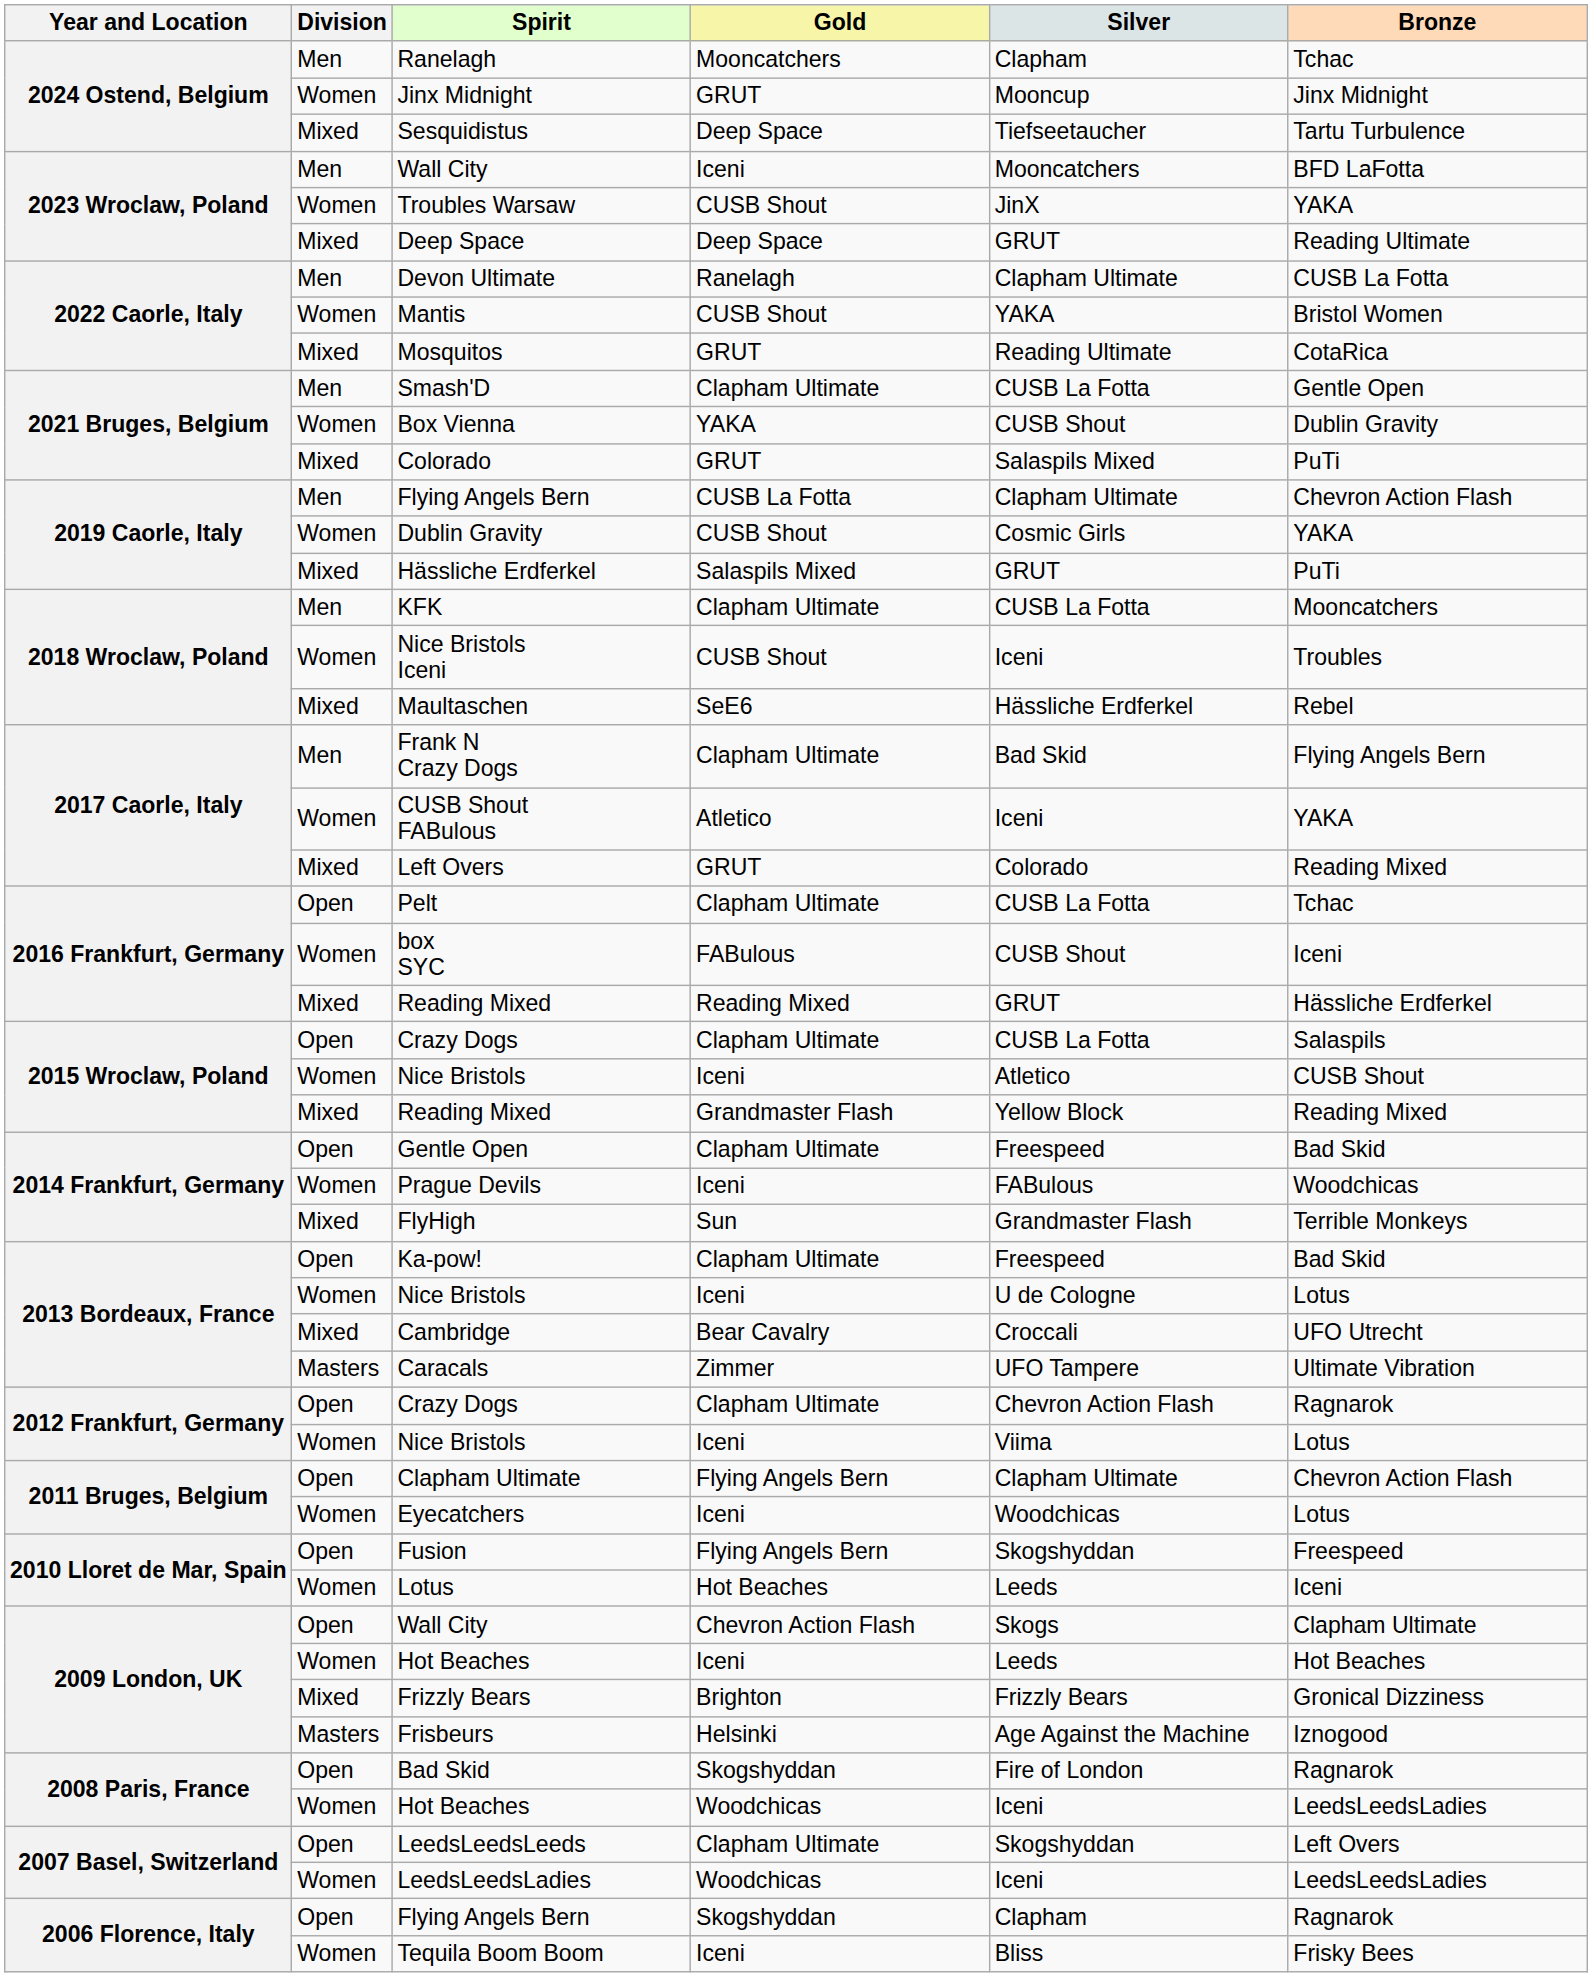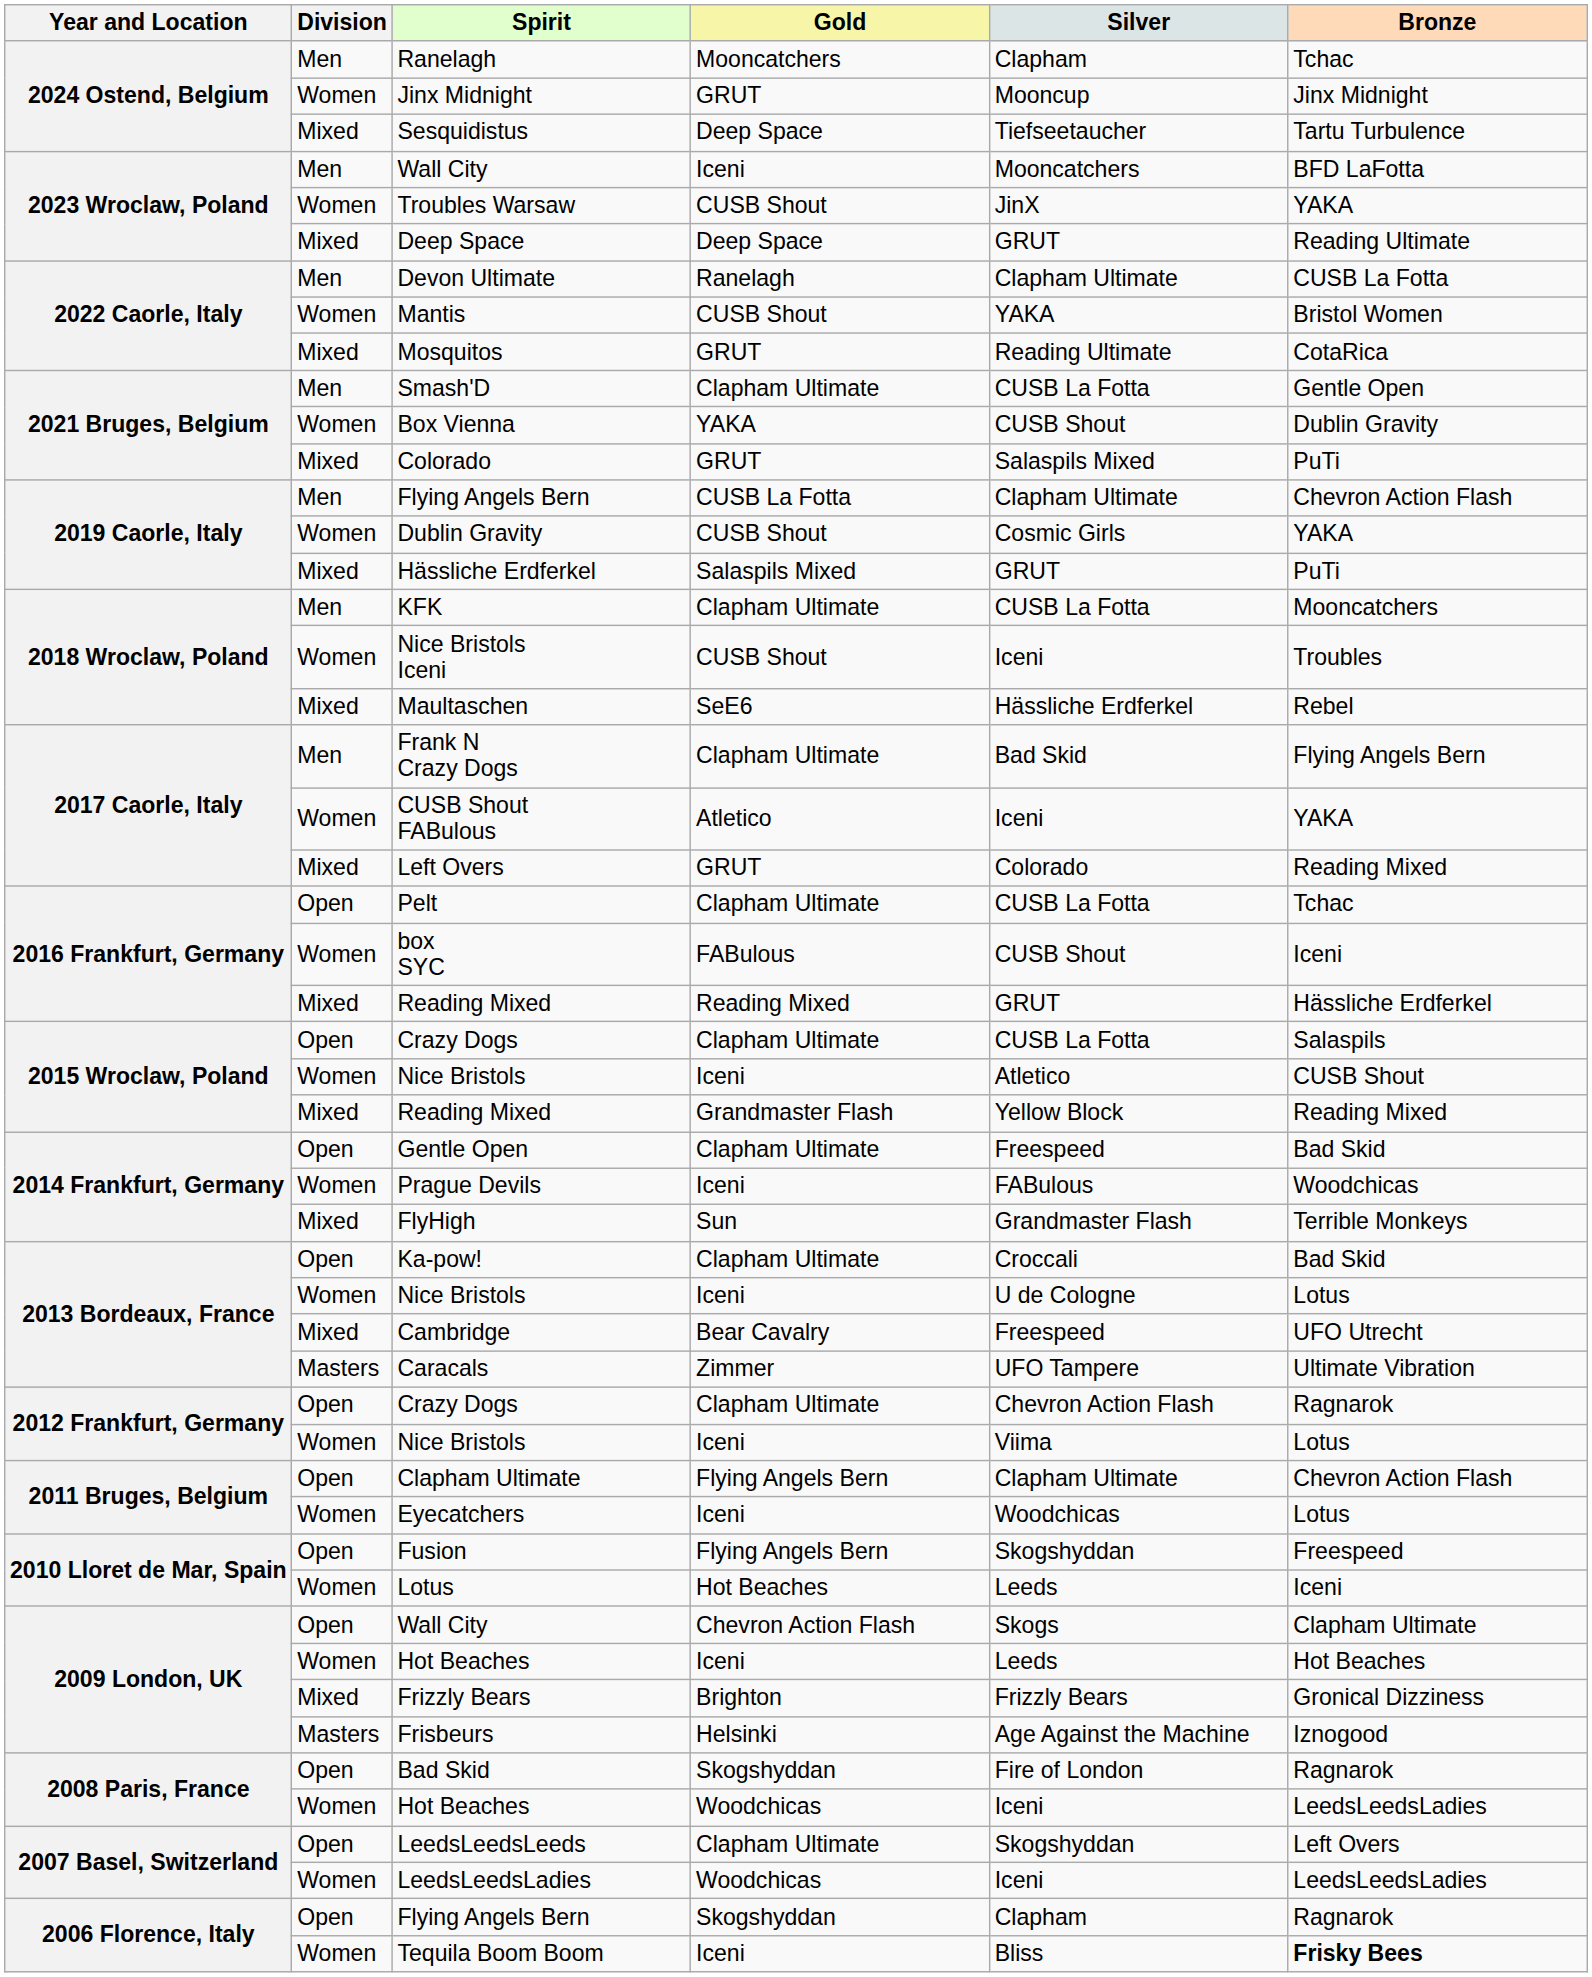(1050, 1259) Freespeed -> (1036, 1259) Croccali
(1036, 1332) Croccali -> (1050, 1332) Freespeed
(1354, 1953) normal -> (1358, 1953) bold
